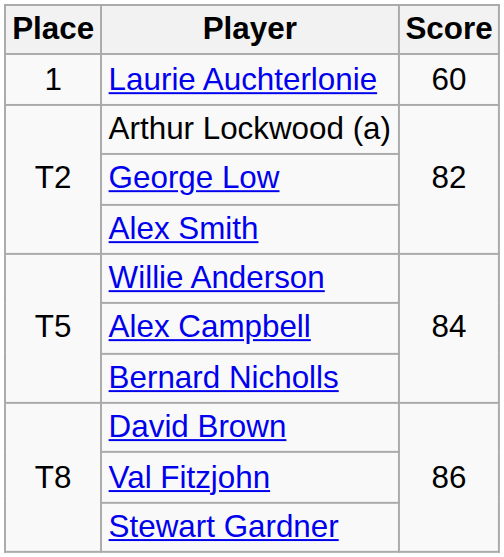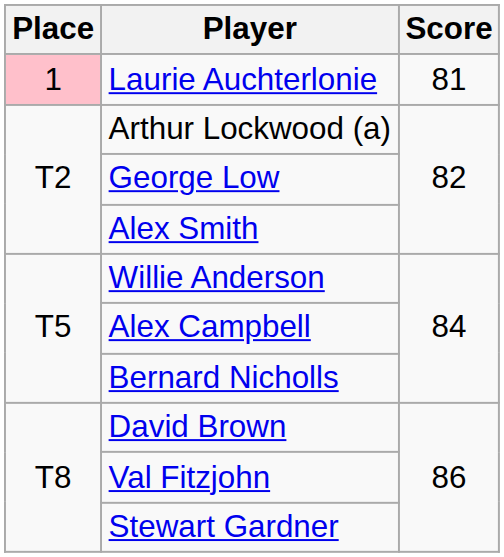(53, 79) no background -> (53, 79) pink background
(449, 79) 60 -> (449, 79) 81
